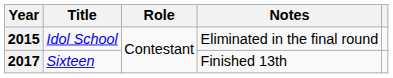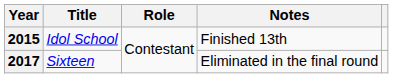(289, 38) Eliminated in the final round -> (244, 38) Finished 13th
(244, 61) Finished 13th -> (289, 61) Eliminated in the final round
